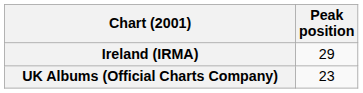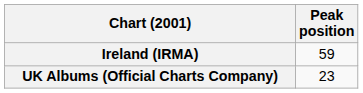(327, 54) 29 -> (327, 54) 59
